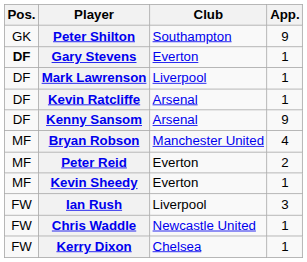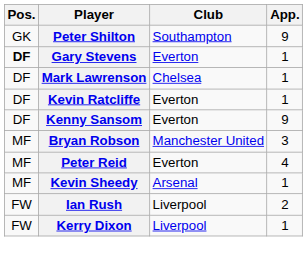(180, 78) Liverpool -> (177, 78) Chelsea
(175, 99) Arsenal -> (175, 99) Everton
(175, 120) Arsenal -> (175, 120) Everton
(285, 141) 4 -> (285, 141) 3
(285, 162) 2 -> (285, 162) 4
(175, 183) Everton -> (175, 183) Arsenal
(285, 204) 3 -> (285, 204) 2
- row: (94, 225)
(177, 246) Chelsea -> (180, 225) Liverpool
